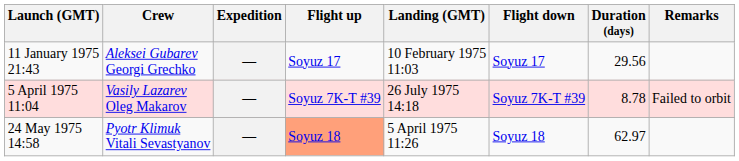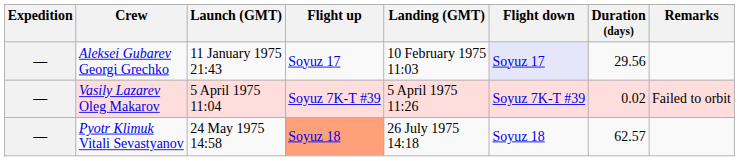columns swapped: (249, 15) <-> (53, 15)
(519, 61) no background -> (519, 61) lavender background
(423, 98) 26 July 1975 14:18 -> (422, 98) 5 April 1975 11:26
(634, 98) 8.78 -> (634, 98) 0.02
(422, 136) 5 April 1975 11:26 -> (423, 136) 26 July 1975 14:18
(630, 136) 62.97 -> (630, 136) 62.57
